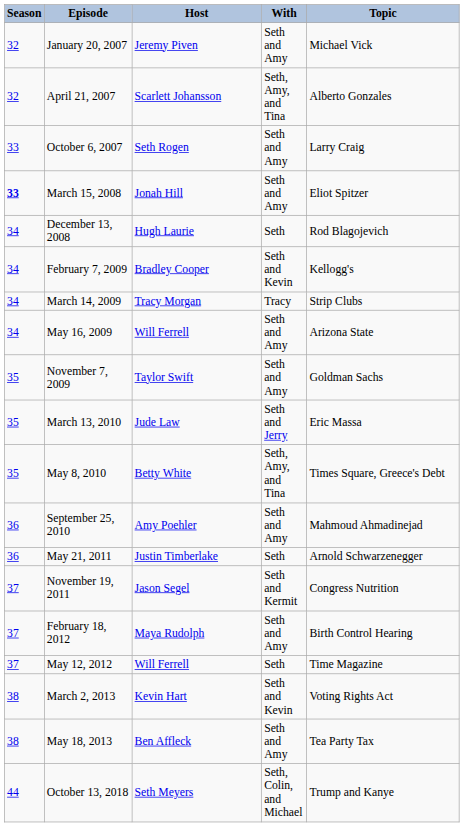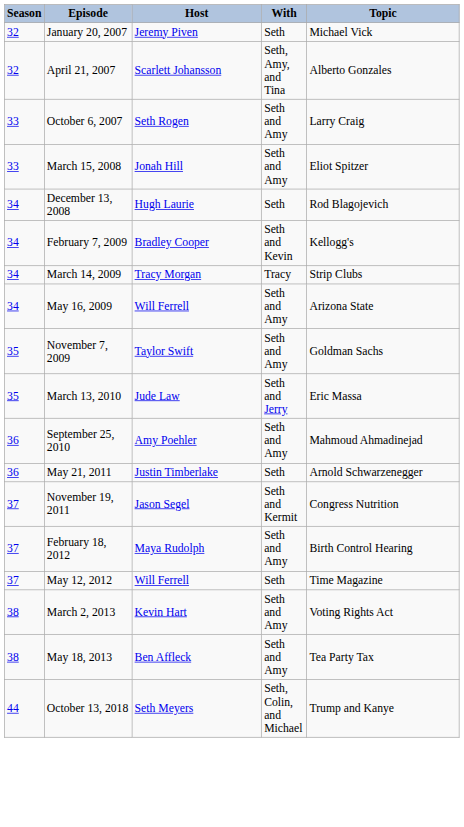(276, 45) Seth and Amy -> (275, 32) Seth
(13, 192) bold -> (13, 166) normal
- row: (77, 473)
(278, 696) Seth and Kevin -> (276, 612) Seth and Amy
